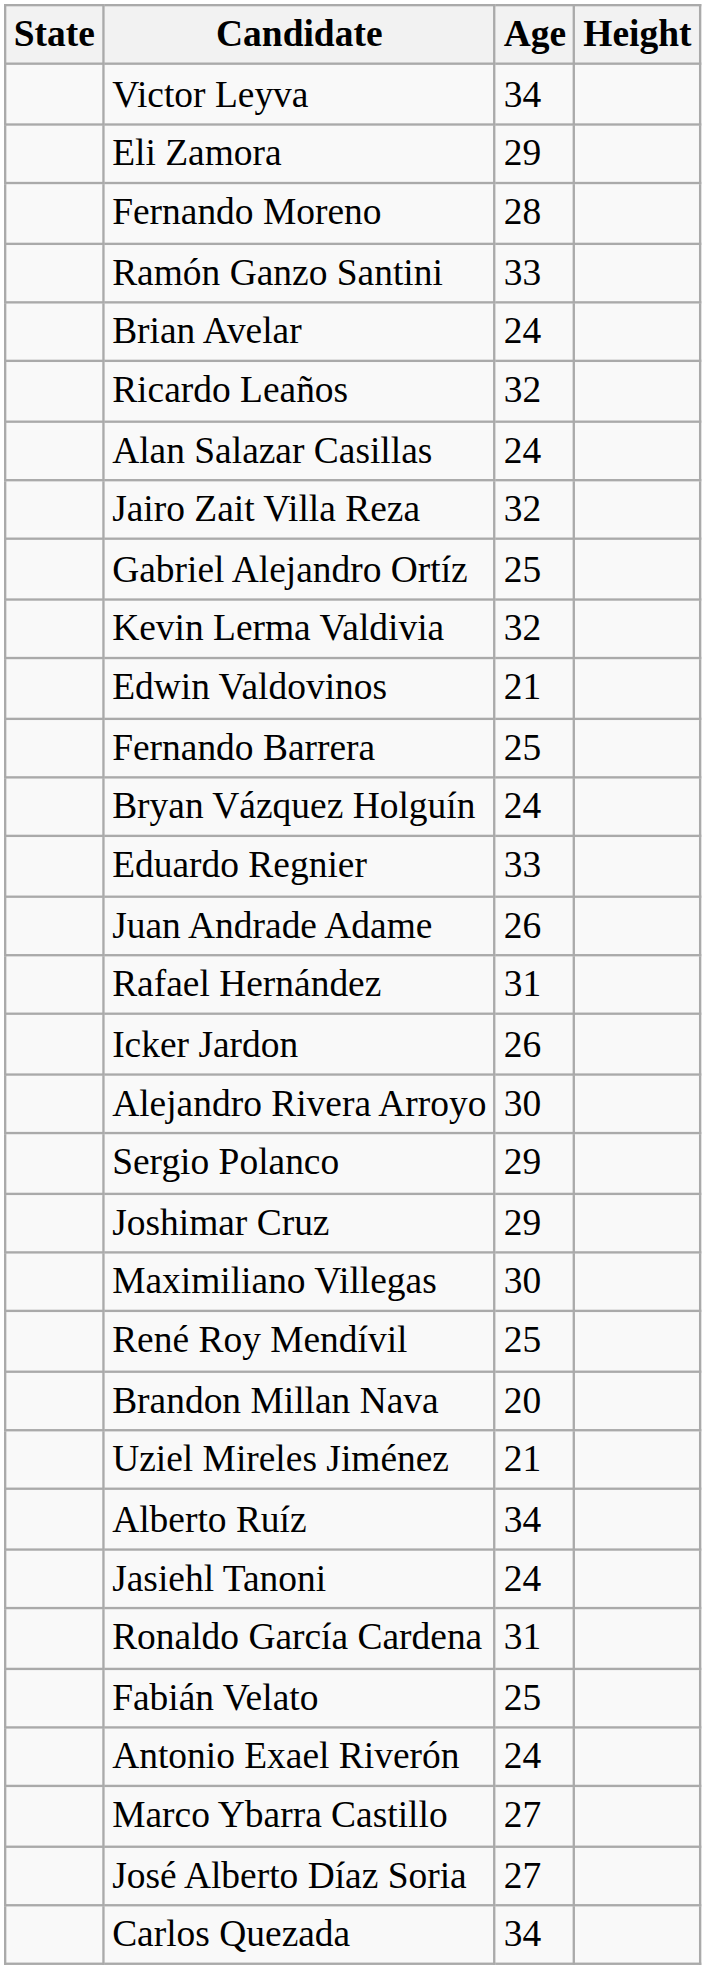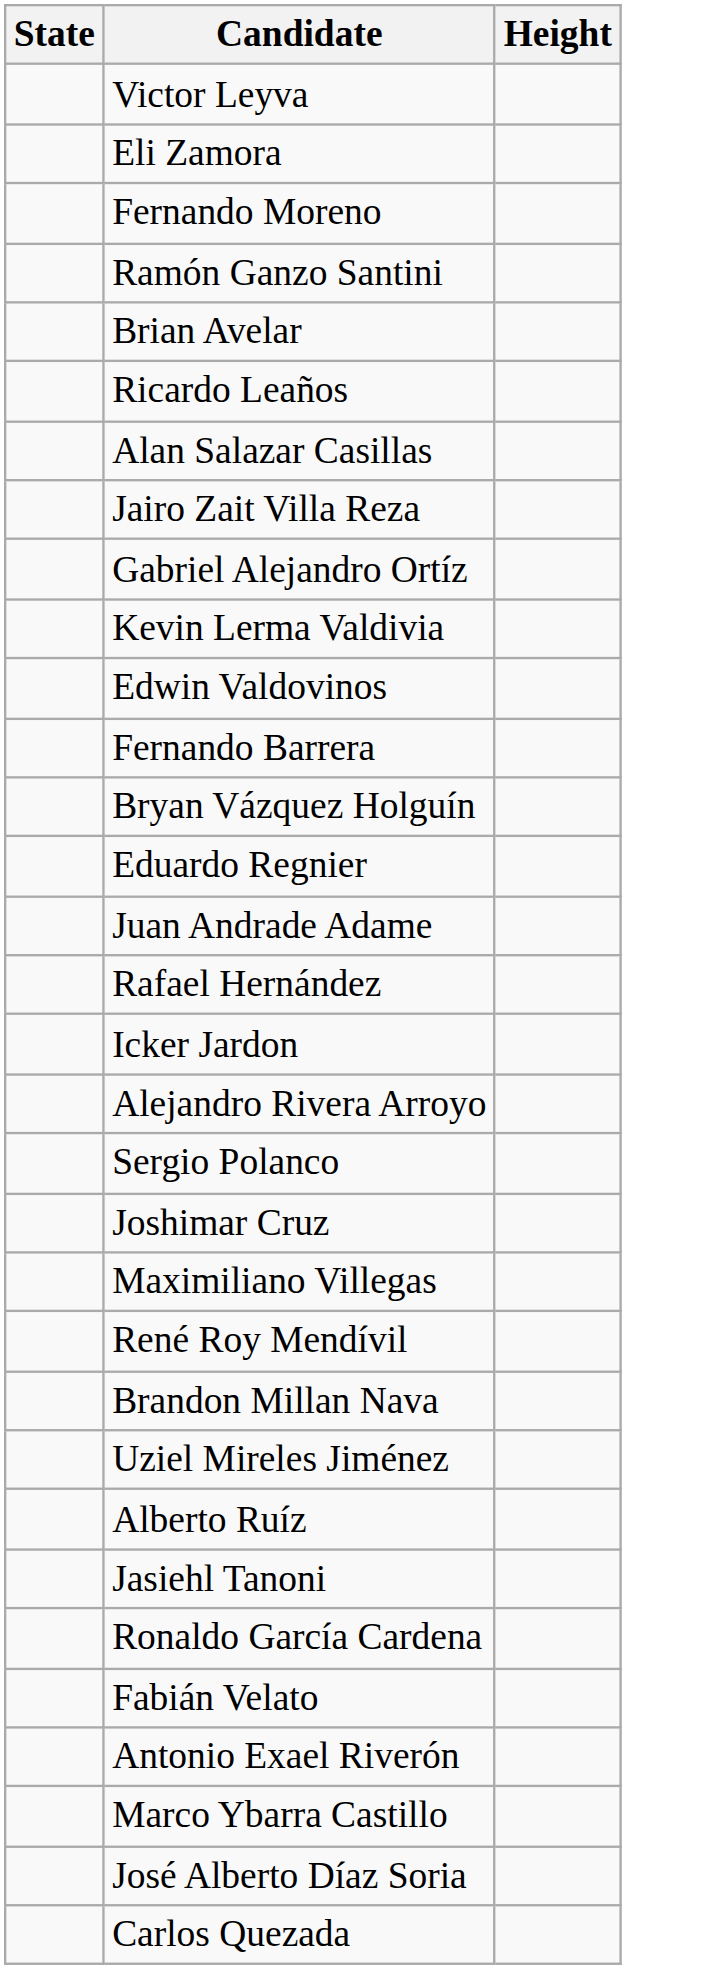- column: (535, 34)
